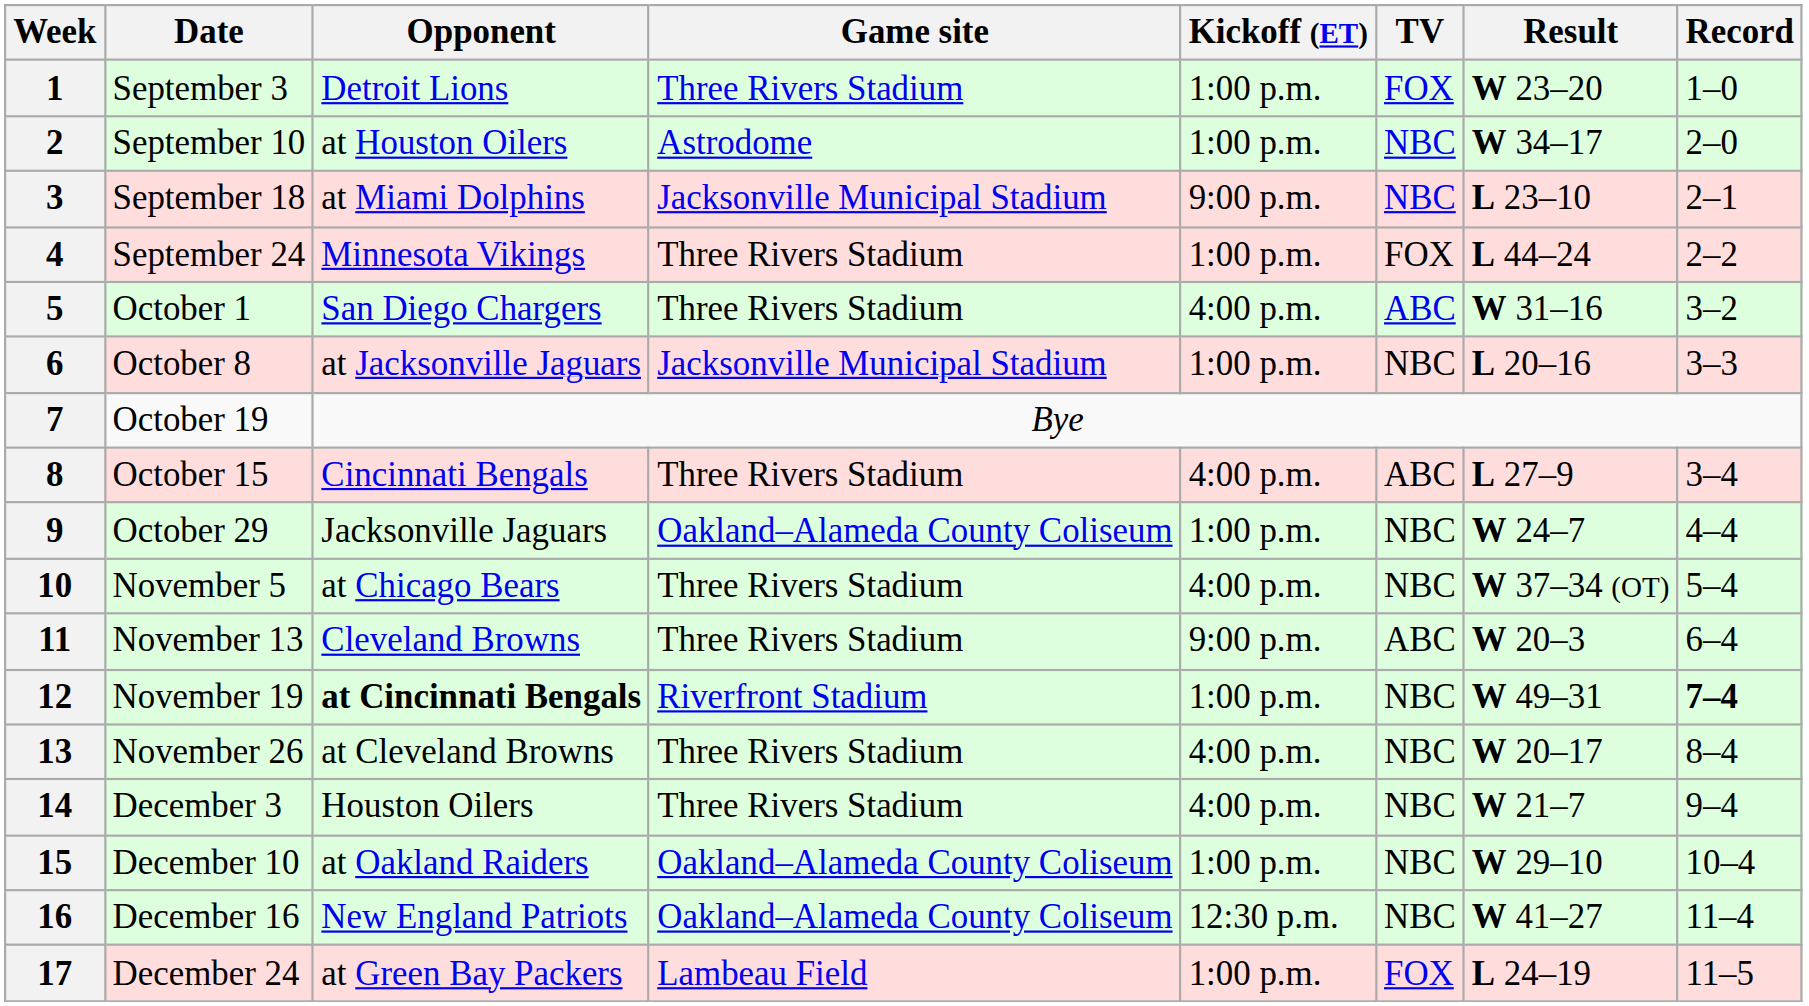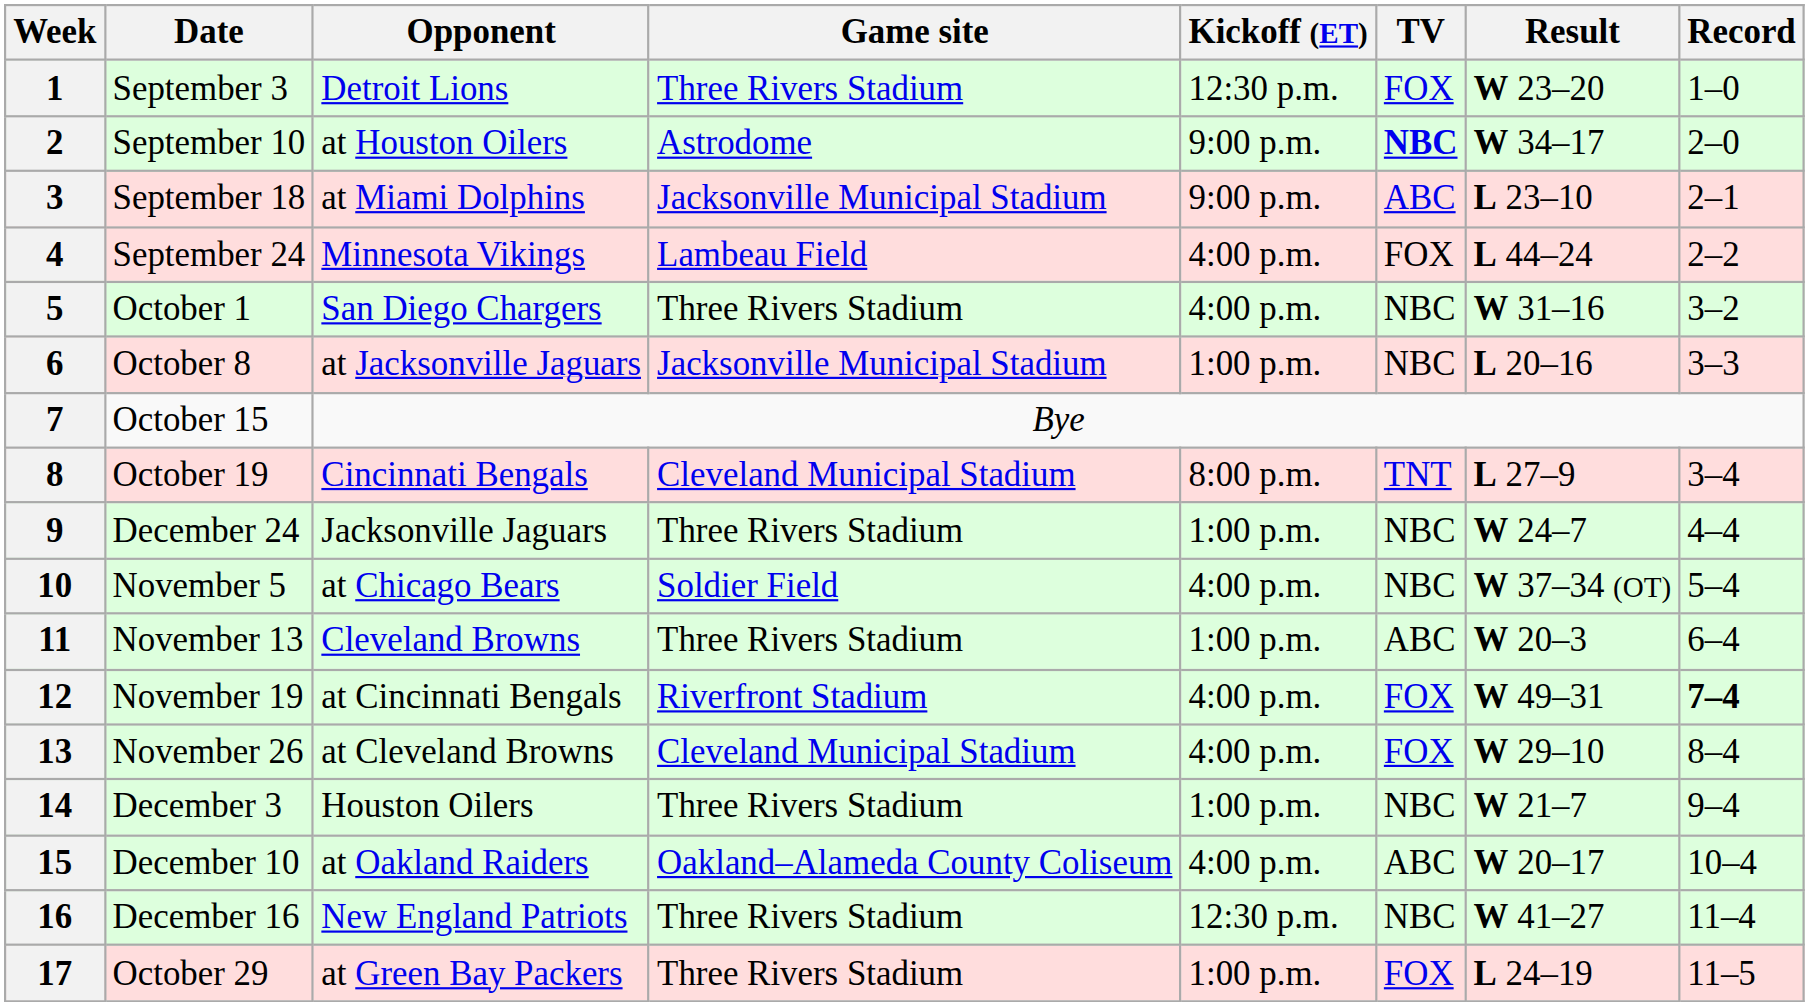(1255, 87) 1:00 p.m. -> (1264, 87) 12:30 p.m.
(1255, 142) 1:00 p.m. -> (1255, 142) 9:00 p.m.
(1420, 142) normal -> (1421, 142) bold
(1420, 198) NBC -> (1420, 198) ABC
(810, 253) Three Rivers Stadium -> (762, 253) Lambeau Field
(1255, 253) 1:00 p.m. -> (1255, 253) 4:00 p.m.
(1420, 308) ABC -> (1420, 308) NBC
(190, 419) October 19 -> (190, 419) October 15
(190, 474) October 15 -> (190, 474) October 19
(810, 474) Three Rivers Stadium -> (866, 474) Cleveland Municipal Stadium
(1255, 474) 4:00 p.m. -> (1255, 474) 8:00 p.m.
(1420, 474) ABC -> (1418, 474) TNT
(190, 530) October 29 -> (206, 530) December 24
(915, 530) Oakland–Alameda County Coliseum -> (810, 530) Three Rivers Stadium
(810, 585) Three Rivers Stadium -> (748, 585) Soldier Field
(1255, 640) 9:00 p.m. -> (1255, 640) 1:00 p.m.
(481, 695) bold -> (472, 695) normal
(1255, 695) 1:00 p.m. -> (1255, 695) 4:00 p.m.
(1420, 695) NBC -> (1419, 695) FOX
(810, 751) Three Rivers Stadium -> (866, 751) Cleveland Municipal Stadium
(1420, 751) NBC -> (1419, 751) FOX
(1537, 751) W 20–17 -> (1539, 751) W 29–10
(1255, 806) 4:00 p.m. -> (1255, 806) 1:00 p.m.
(1255, 861) 1:00 p.m. -> (1255, 861) 4:00 p.m.
(1420, 861) NBC -> (1420, 861) ABC
(1537, 861) W 29–10 -> (1539, 861) W 20–17
(915, 917) Oakland–Alameda County Coliseum -> (810, 917) Three Rivers Stadium
(206, 972) December 24 -> (190, 972) October 29
(762, 972) Lambeau Field -> (810, 972) Three Rivers Stadium
